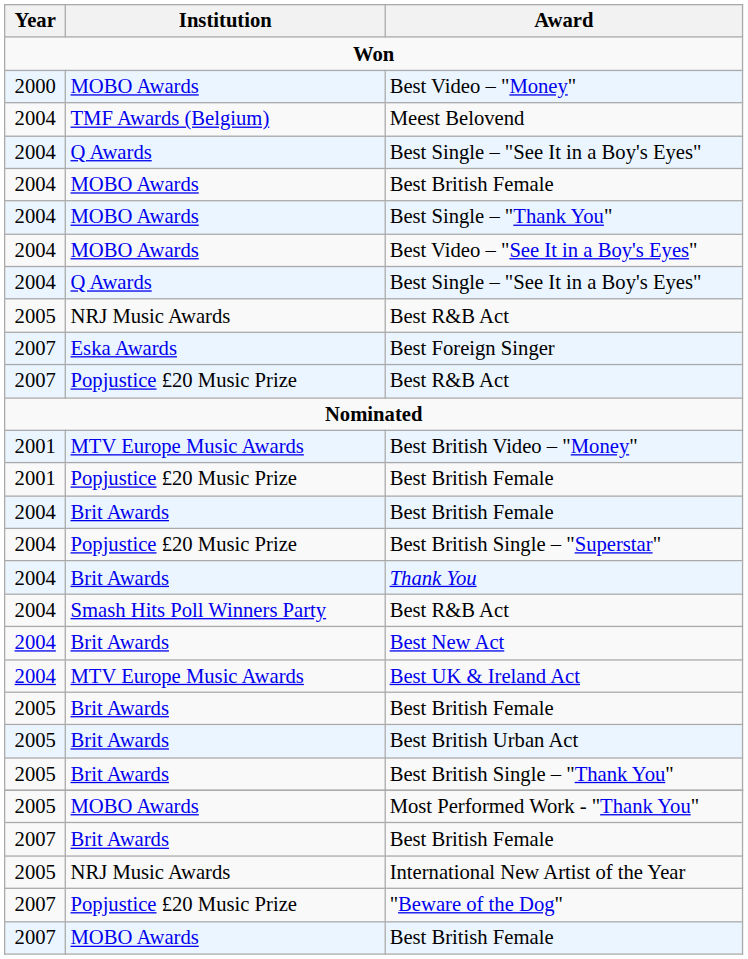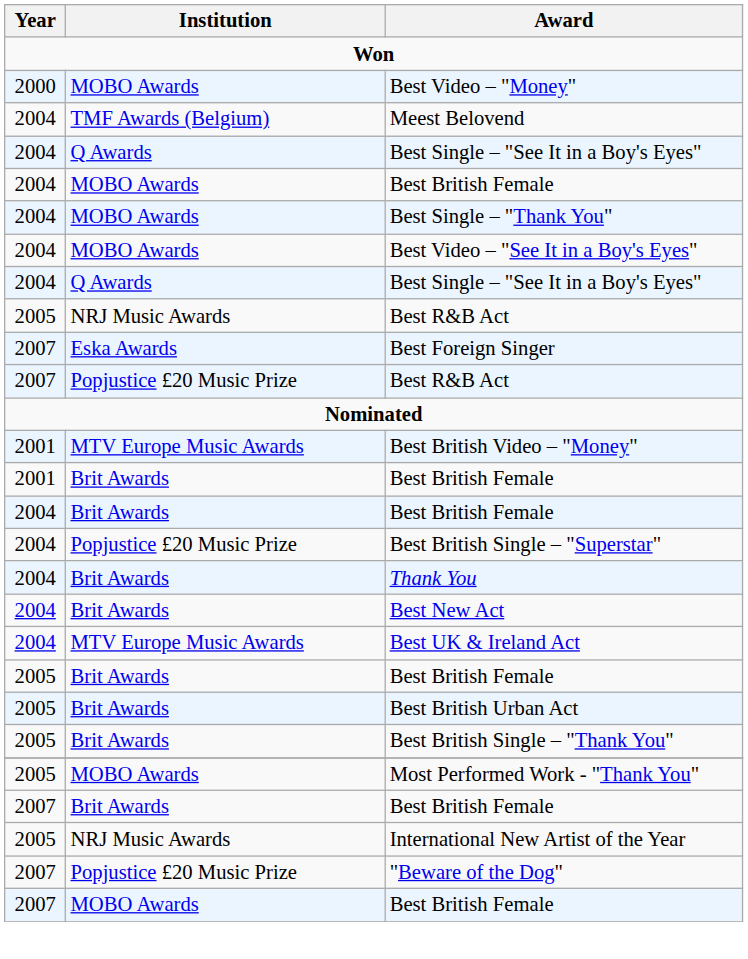(184, 479) Popjustice £20 Music Prize -> (120, 479) Brit Awards
- row: (35, 610)
